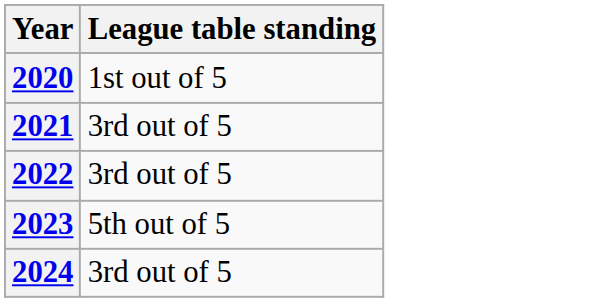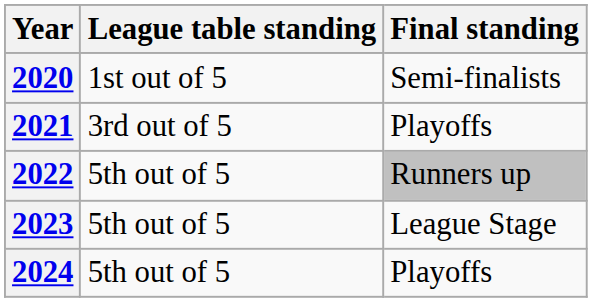+ column: (485, 28)
(160, 175) 3rd out of 5 -> (159, 175) 5th out of 5
(160, 272) 3rd out of 5 -> (159, 272) 5th out of 5
